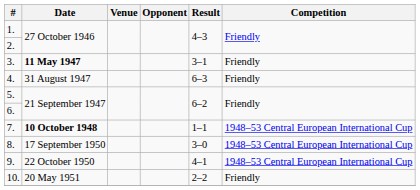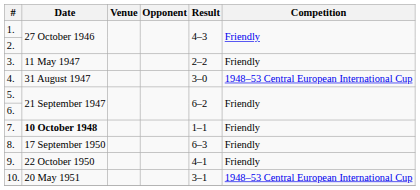(53, 62) bold -> (52, 62) normal
(199, 62) 3–1 -> (199, 62) 2–2
(199, 78) 6–3 -> (199, 78) 3–0
(242, 78) Friendly -> (319, 78) 1948–53 Central European International Cup
(319, 128) 1948–53 Central European International Cup -> (242, 128) Friendly
(199, 144) 3–0 -> (199, 144) 6–3
(319, 144) 1948–53 Central European International Cup -> (242, 144) Friendly
(319, 161) 1948–53 Central European International Cup -> (242, 161) Friendly
(199, 177) 2–2 -> (199, 177) 3–1
(242, 177) Friendly -> (319, 177) 1948–53 Central European International Cup
